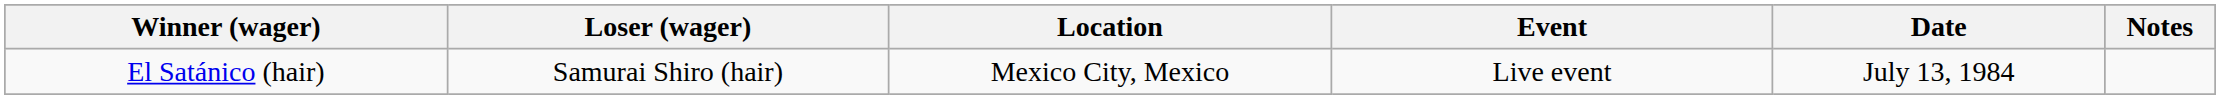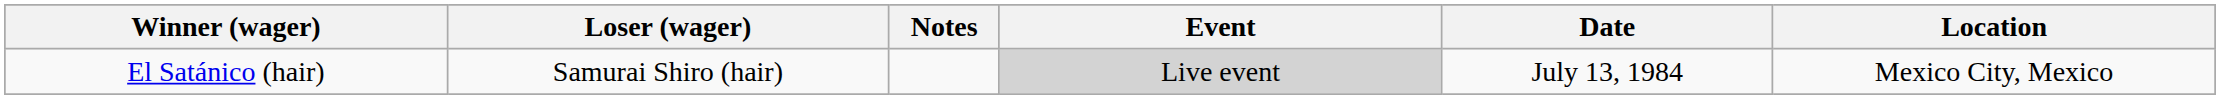columns swapped: (1110, 26) <-> (2160, 26)
(1552, 71) no background -> (1220, 71) lightgrey background
